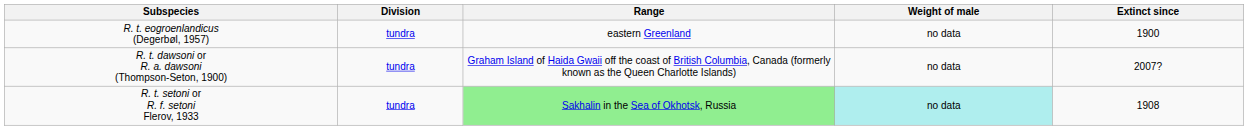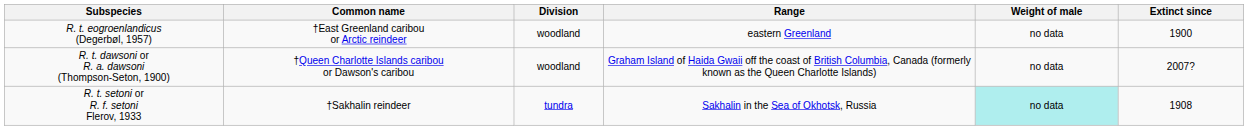+ column: (369, 12)
(400, 34) tundra -> (559, 34) woodland
(400, 67) tundra -> (559, 67) woodland
(649, 105) lightgreen background -> (789, 105) no background
